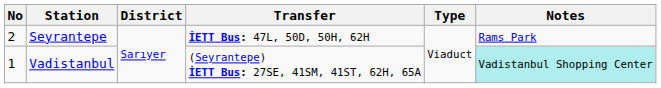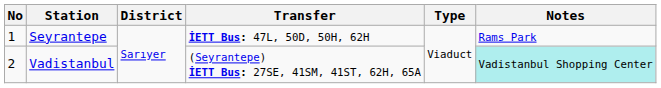(11, 36) 2 -> (11, 36) 1
(11, 64) 1 -> (11, 64) 2
